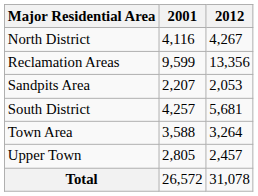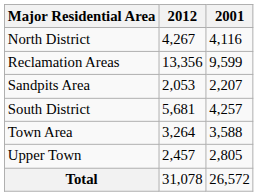columns swapped: (182, 16) <-> (230, 16)
